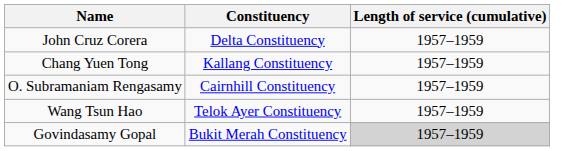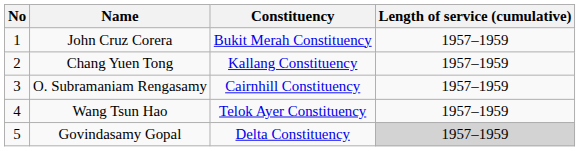+ column: (17, 16)
(268, 39) Delta Constituency -> (293, 39) Bukit Merah Constituency
(268, 134) Bukit Merah Constituency -> (293, 134) Delta Constituency
